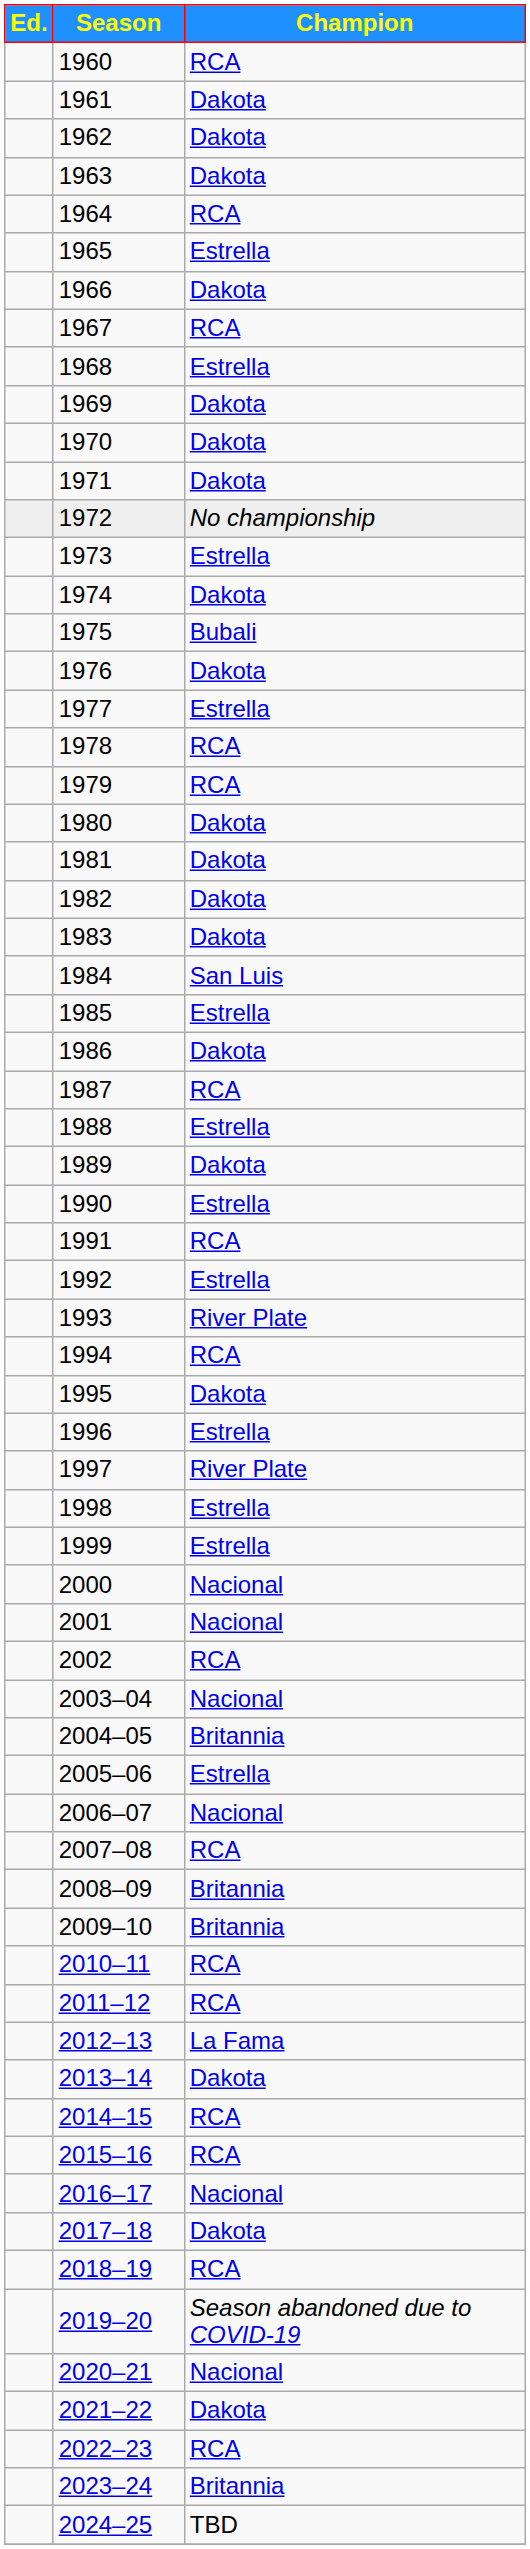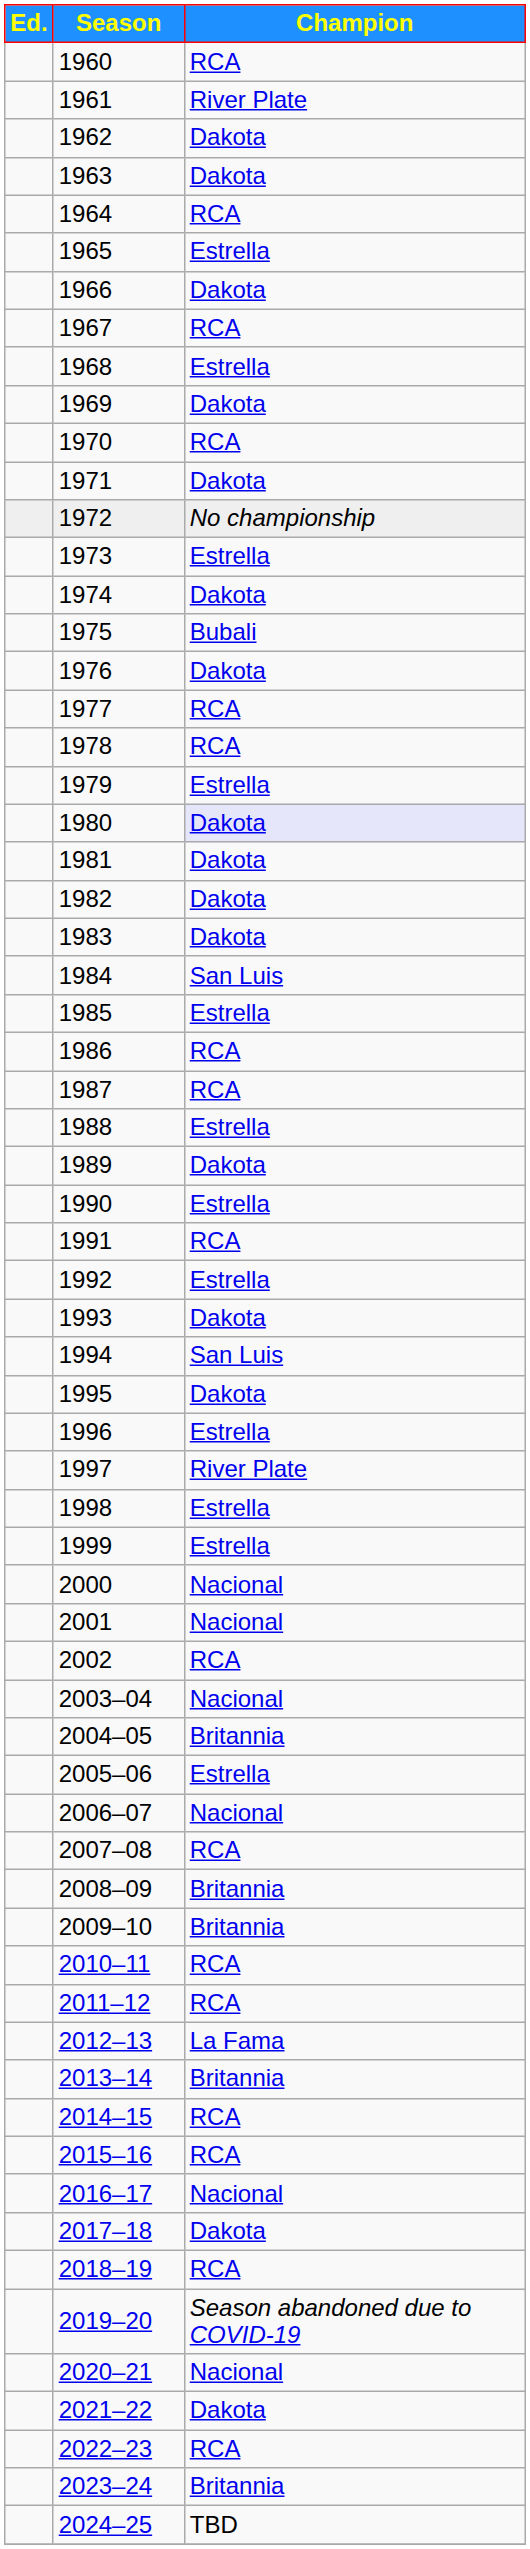(228, 99) Dakota -> (248, 99) River Plate
(228, 442) Dakota -> (215, 442) RCA
(230, 708) Estrella -> (215, 708) RCA
(215, 784) RCA -> (230, 784) Estrella
(228, 822) no background -> (228, 822) lavender background
(228, 1051) Dakota -> (215, 1051) RCA
(248, 1317) River Plate -> (228, 1317) Dakota
(215, 1355) RCA -> (236, 1355) San Luis
(228, 2078) Dakota -> (237, 2078) Britannia
